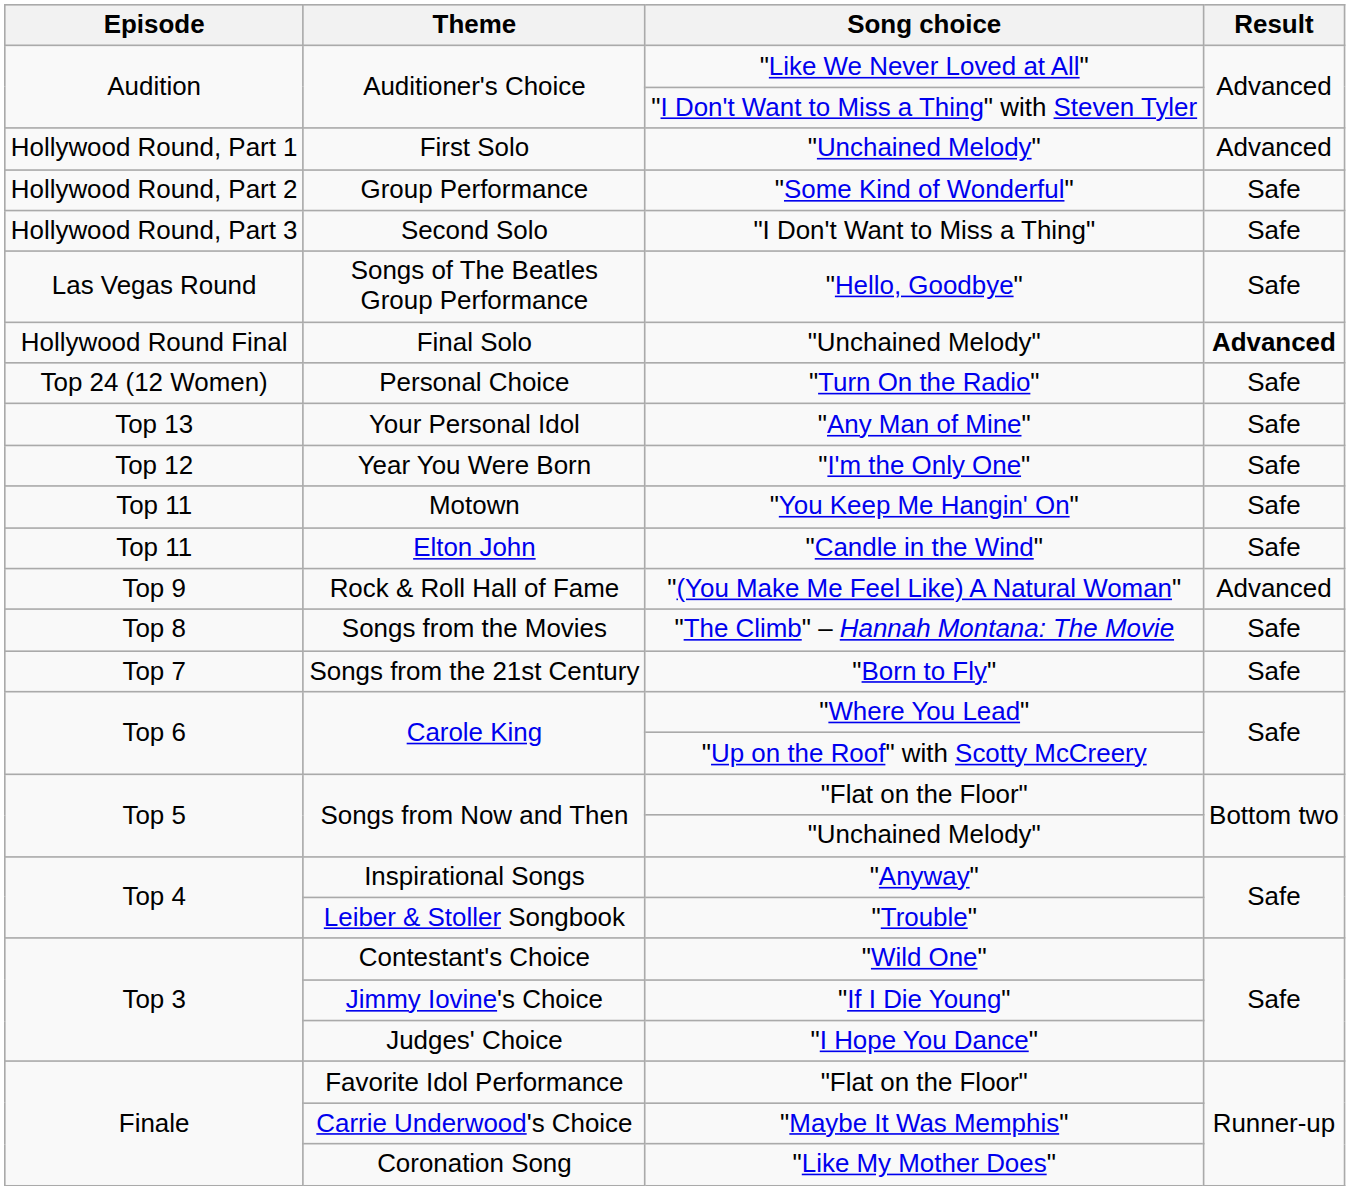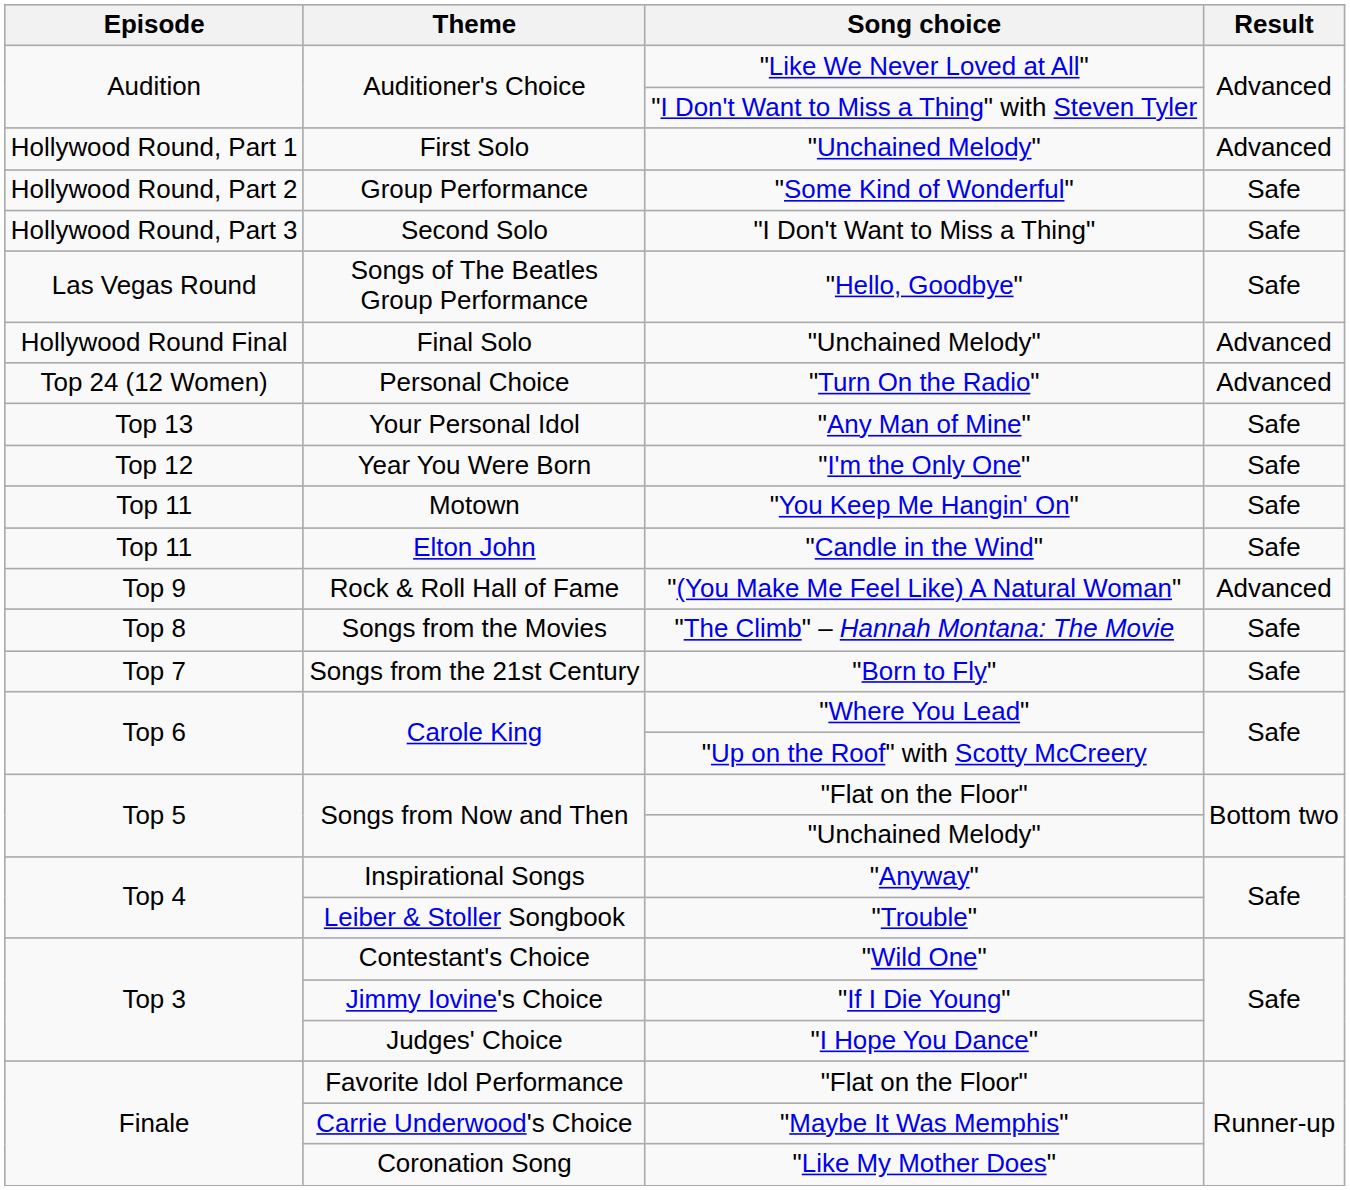(1274, 341) bold -> (1274, 341) normal
(1274, 383) Safe -> (1274, 383) Advanced
